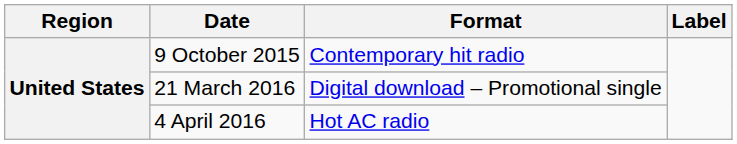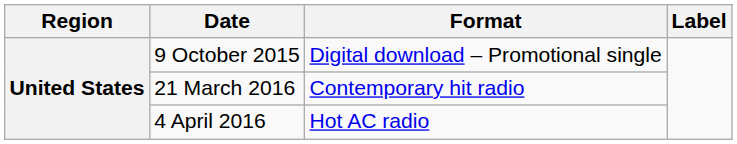(417, 54) Contemporary hit radio -> (486, 54) Digital download – Promotional single
(486, 88) Digital download – Promotional single -> (417, 88) Contemporary hit radio
